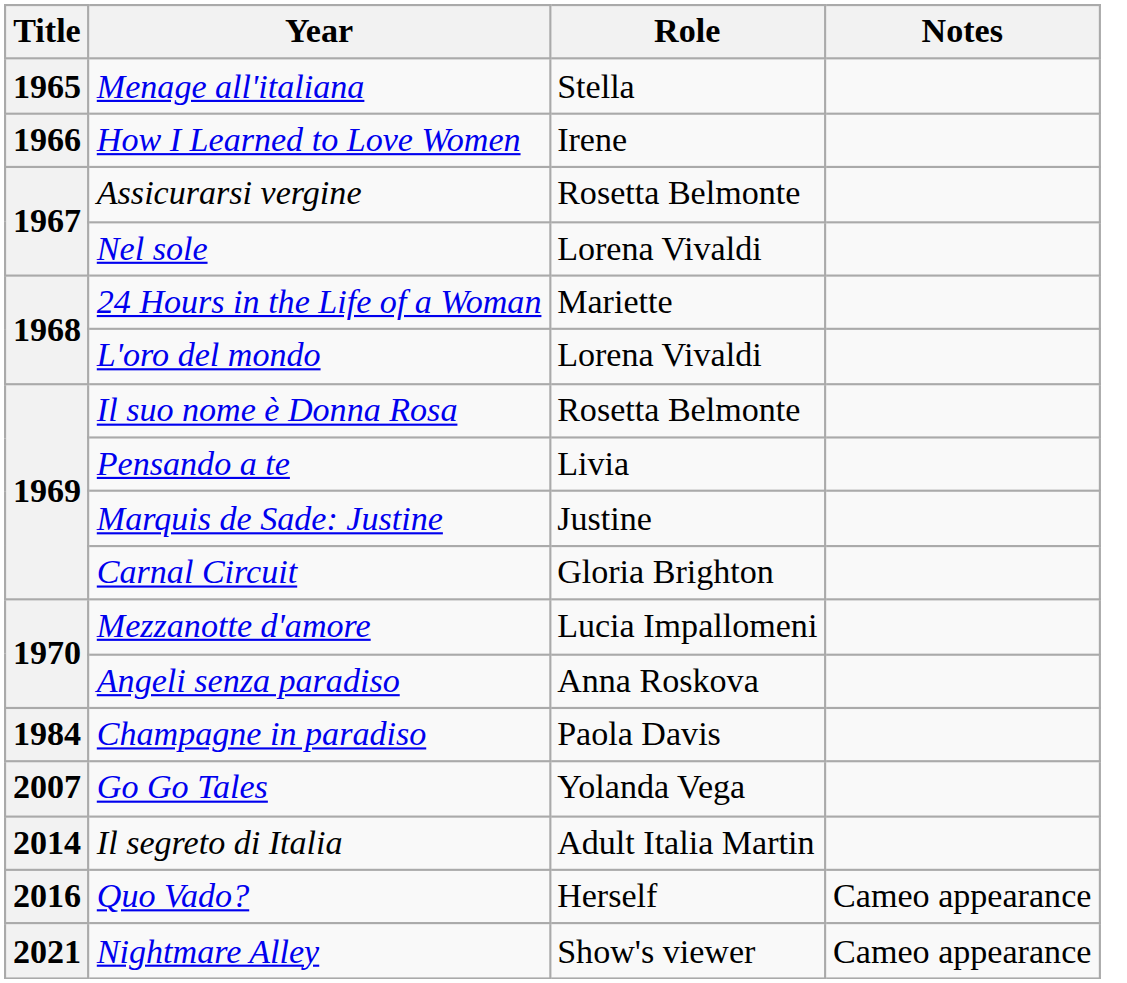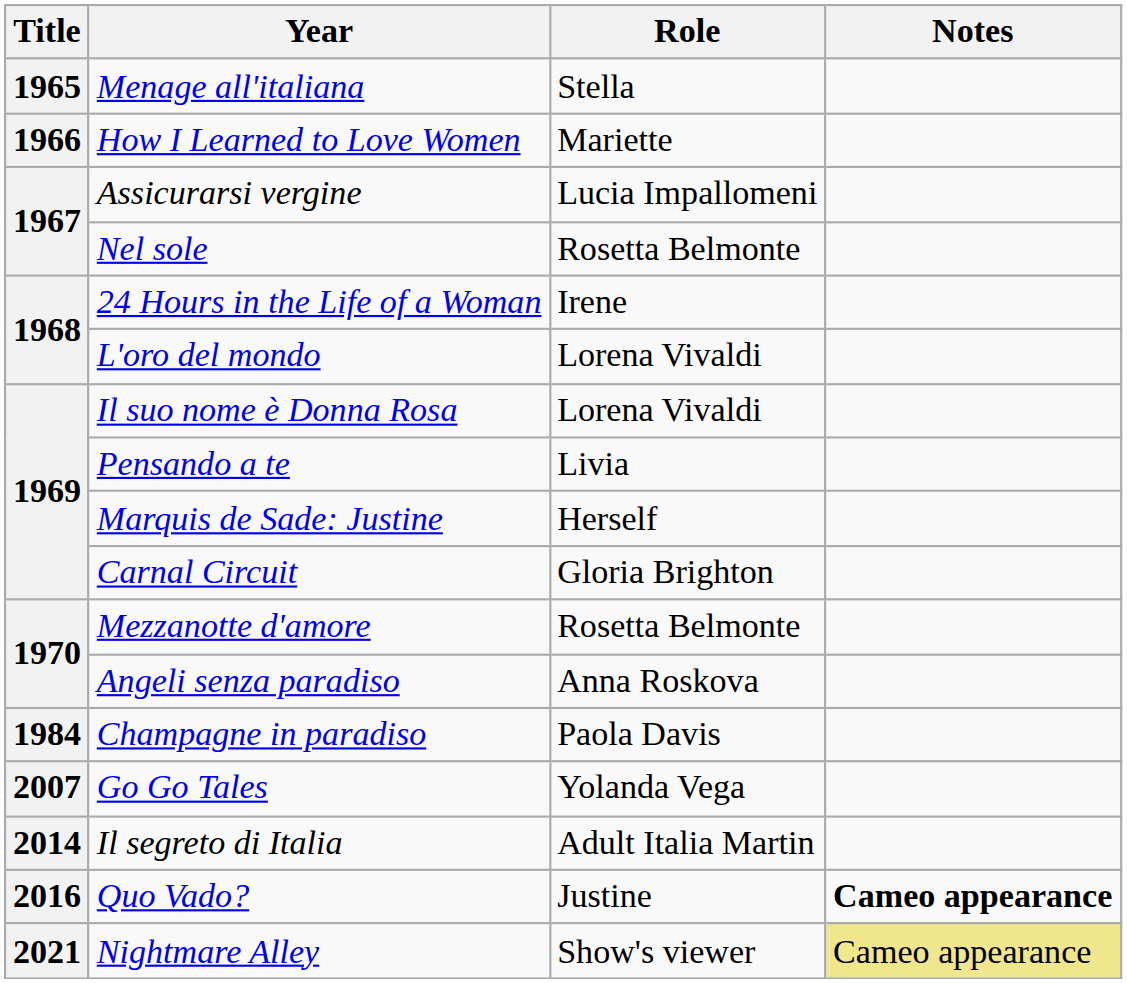(592, 139) Irene -> (615, 139) Mariette
(679, 193) Rosetta Belmonte -> (687, 193) Lucia Impallomeni
(659, 247) Lorena Vivaldi -> (679, 247) Rosetta Belmonte
(615, 301) Mariette -> (592, 301) Irene
(679, 409) Rosetta Belmonte -> (659, 409) Lorena Vivaldi
(604, 517) Justine -> (607, 517) Herself
(687, 626) Lucia Impallomeni -> (679, 626) Rosetta Belmonte
(607, 896) Herself -> (604, 896) Justine
(962, 896) normal -> (973, 896) bold
(962, 950) no background -> (962, 950) khaki background
